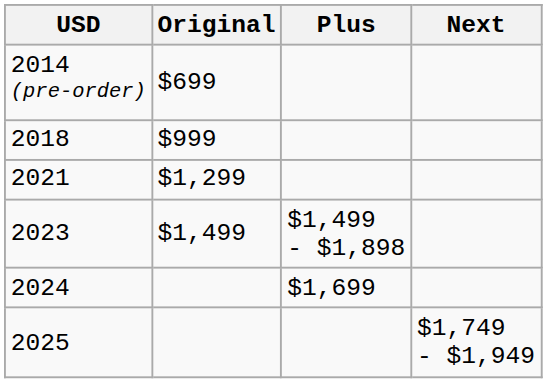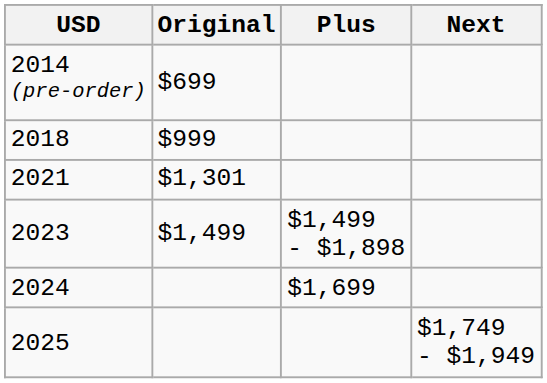(202, 180) $1,299 -> (202, 180) $1,301
